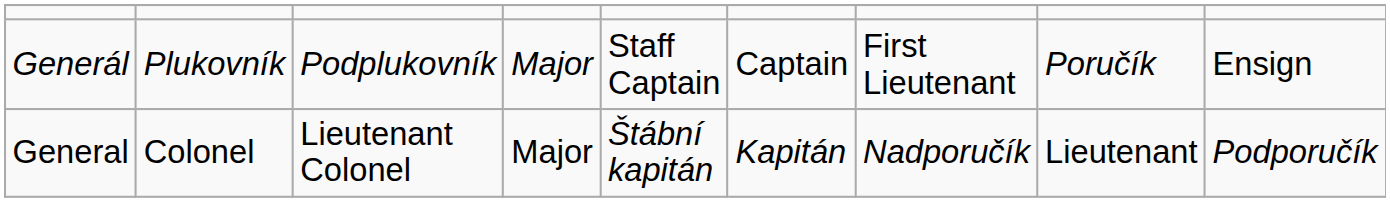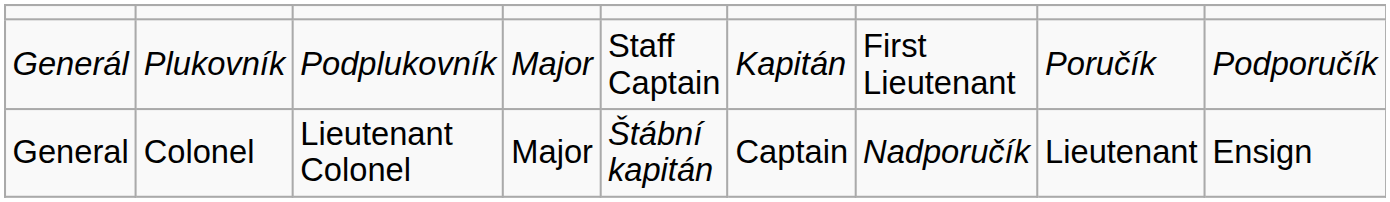(792, 63) Captain -> (791, 63) Kapitán
(1262, 63) Ensign -> (1295, 63) Podporučík
(791, 152) Kapitán -> (792, 152) Captain
(1295, 152) Podporučík -> (1262, 152) Ensign
